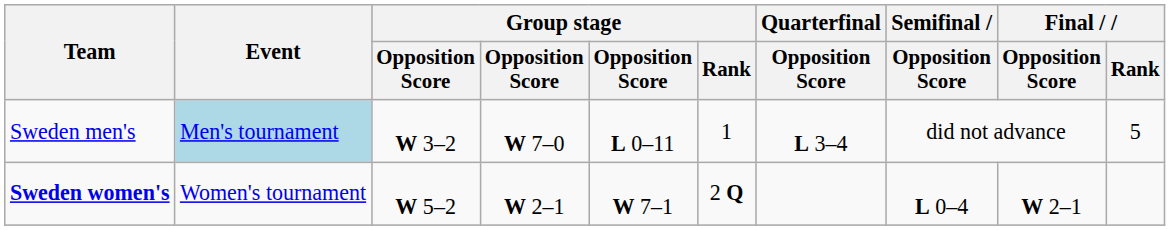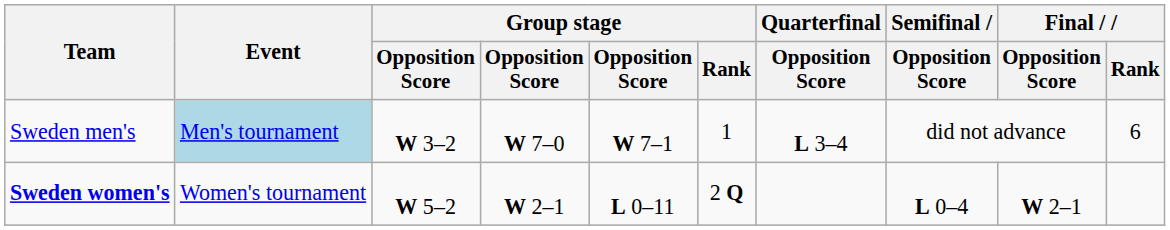(643, 144) L 0–11 -> (643, 144) W 7–1
(1135, 131) 5 -> (1135, 131) 6
(643, 206) W 7–1 -> (643, 206) L 0–11
